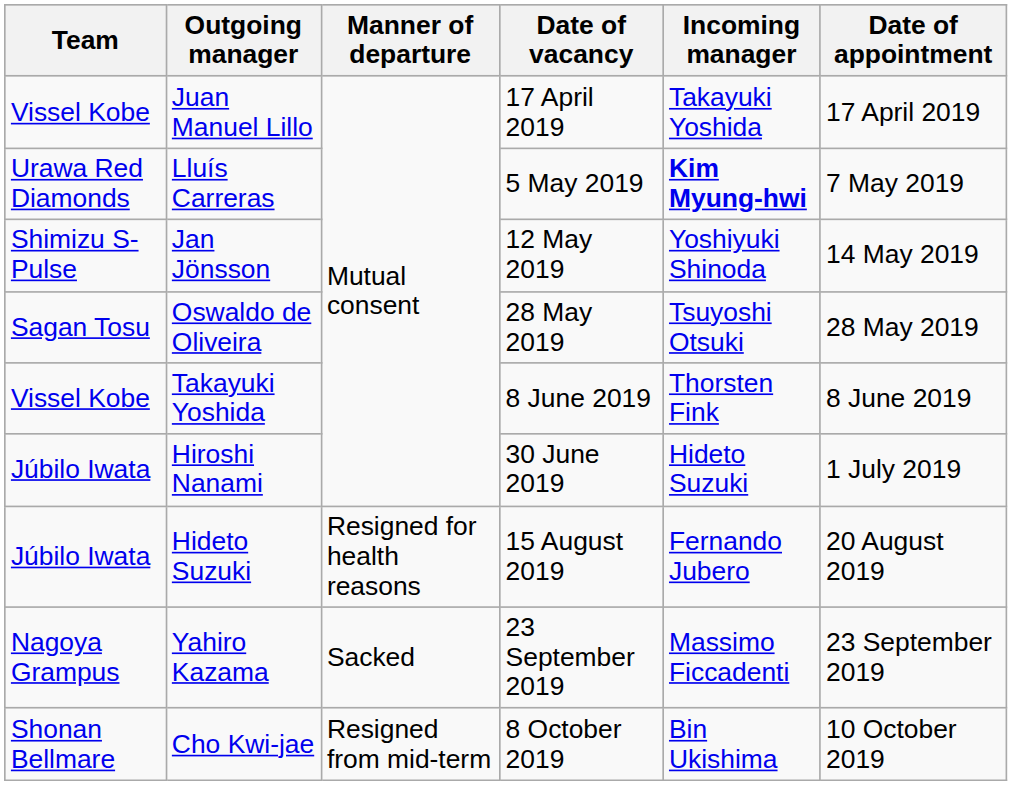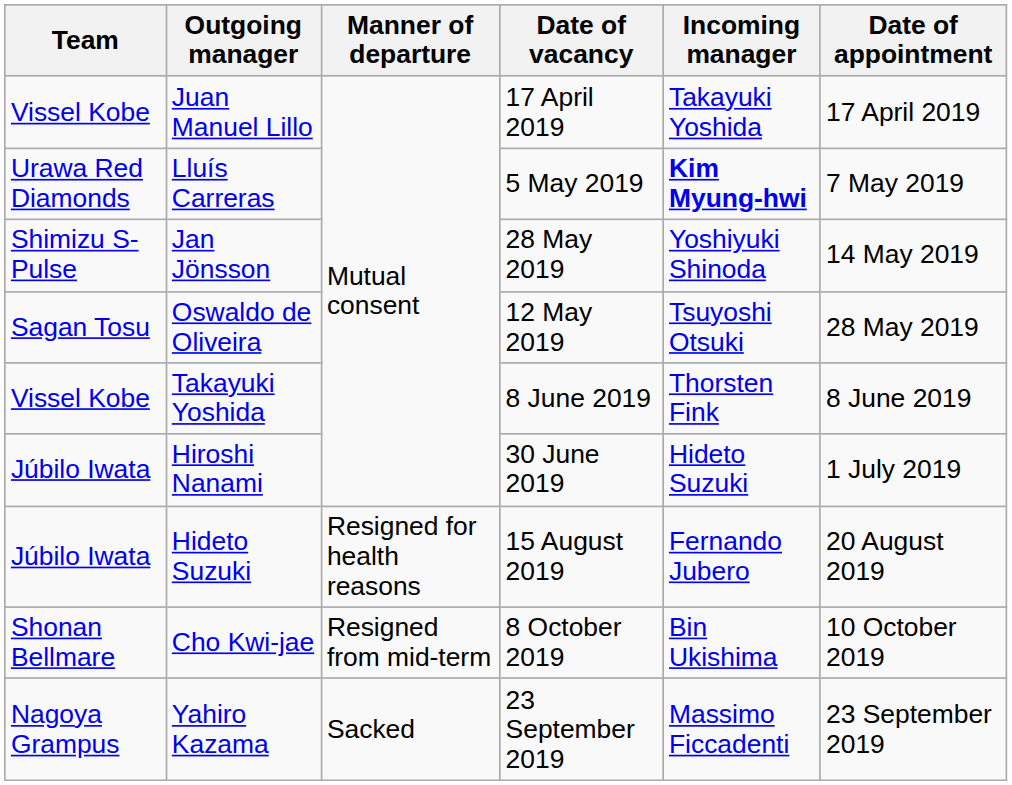(549, 254) 12 May 2019 -> (549, 254) 28 May 2019
(549, 326) 28 May 2019 -> (549, 326) 12 May 2019
rows swapped: (220, 657) <-> (243, 743)
